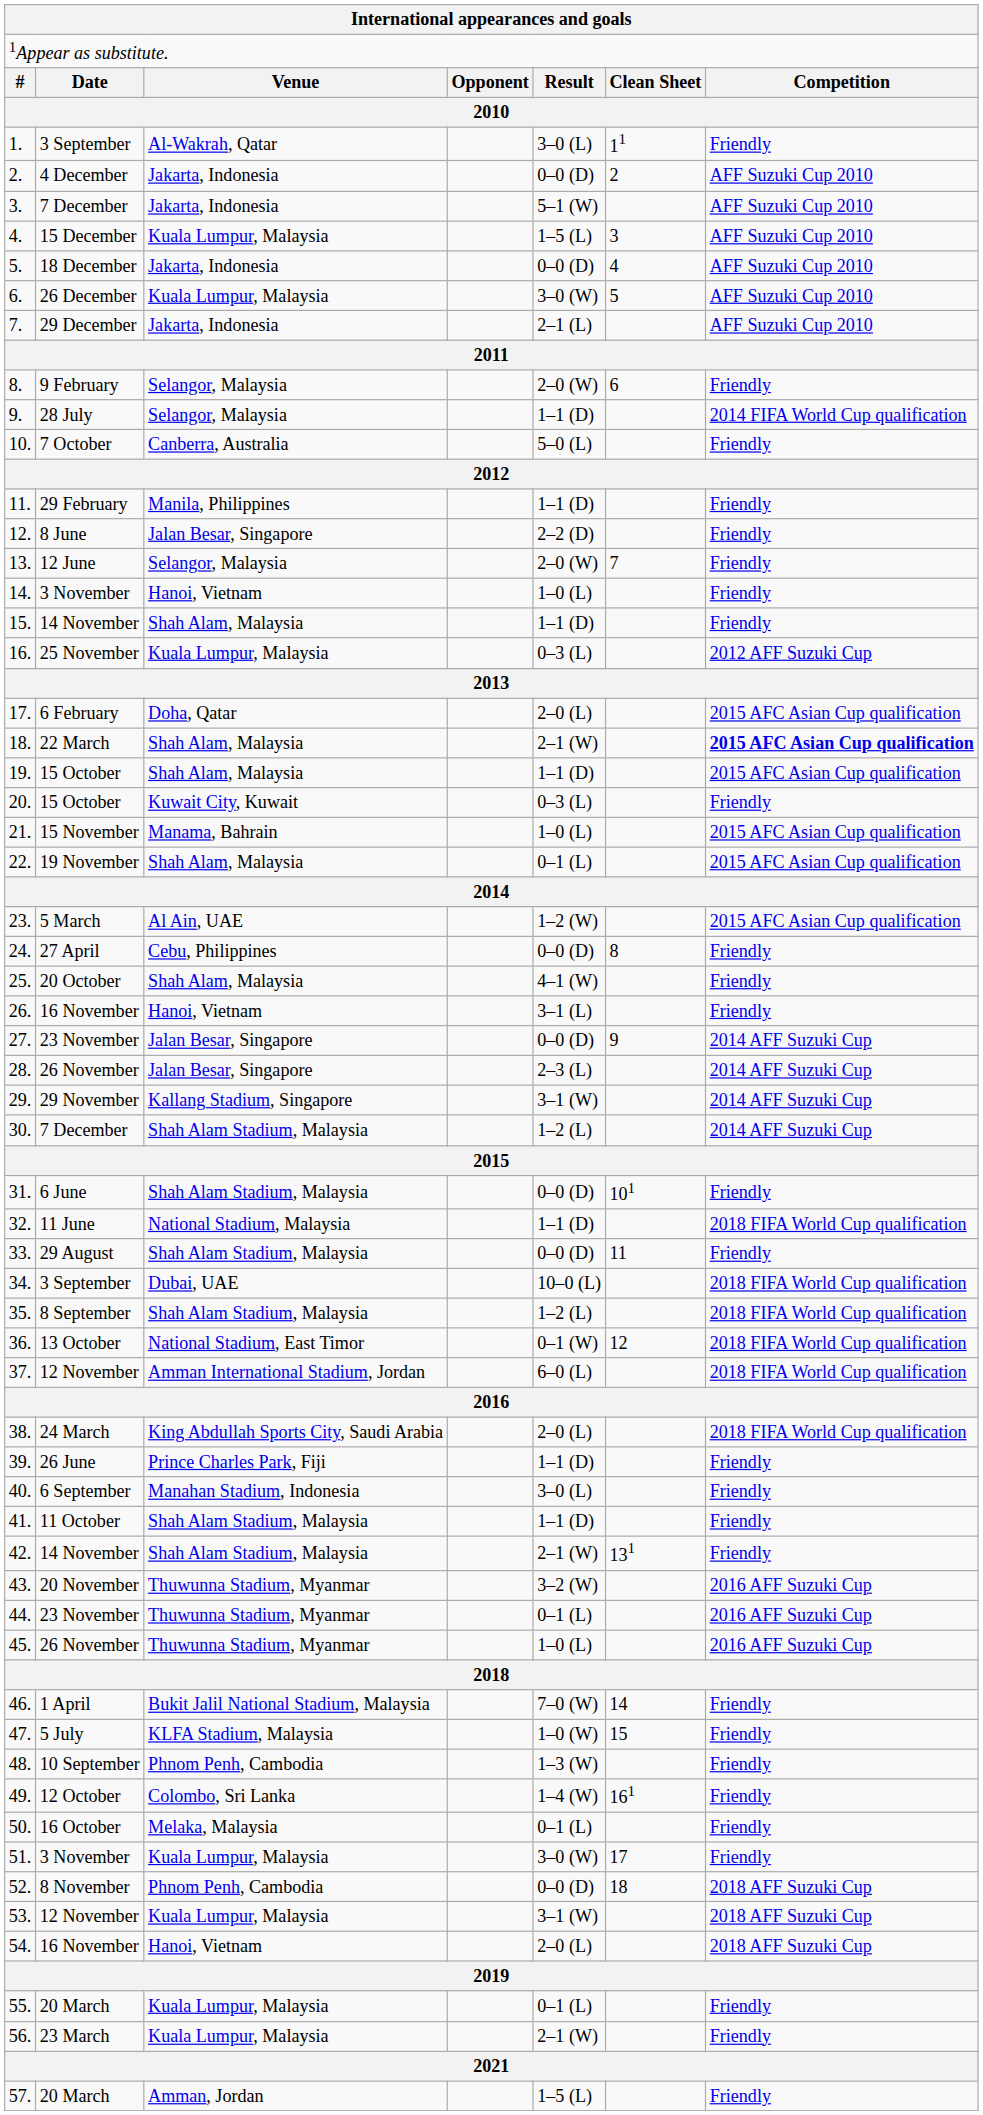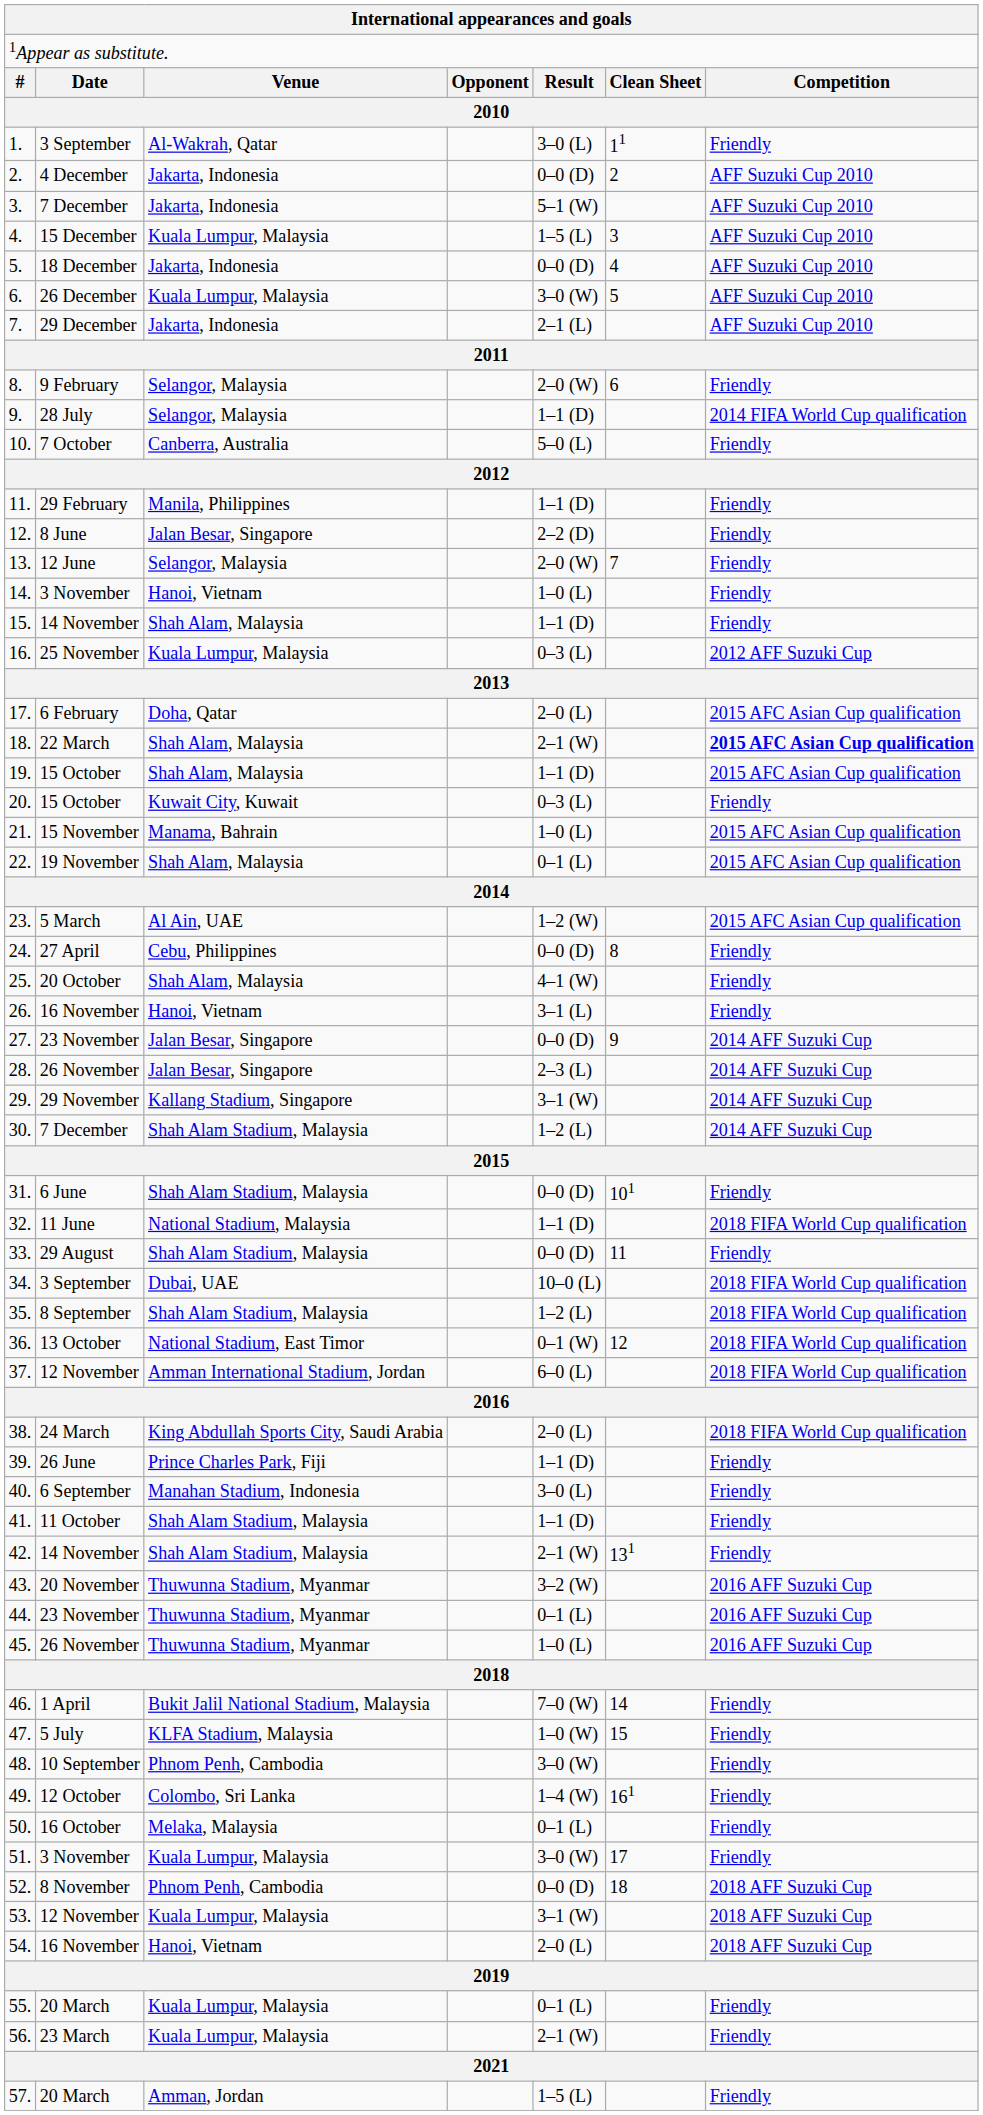(568, 1763) 1–3 (W) -> (568, 1763) 3–0 (W)
